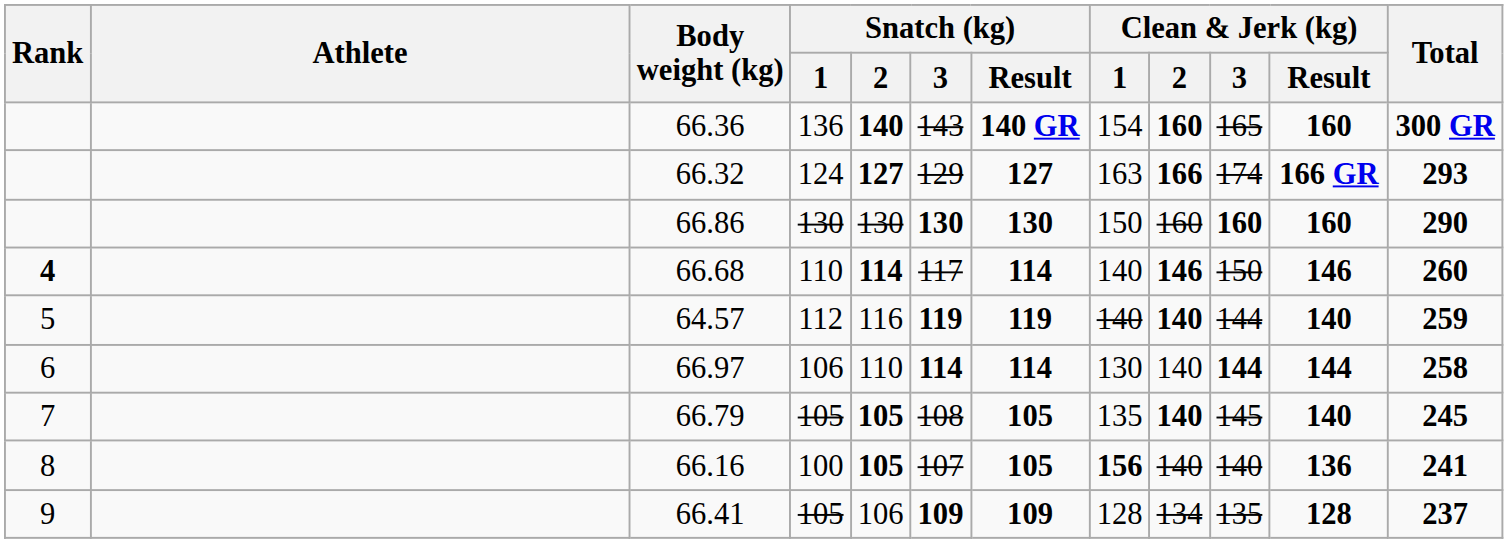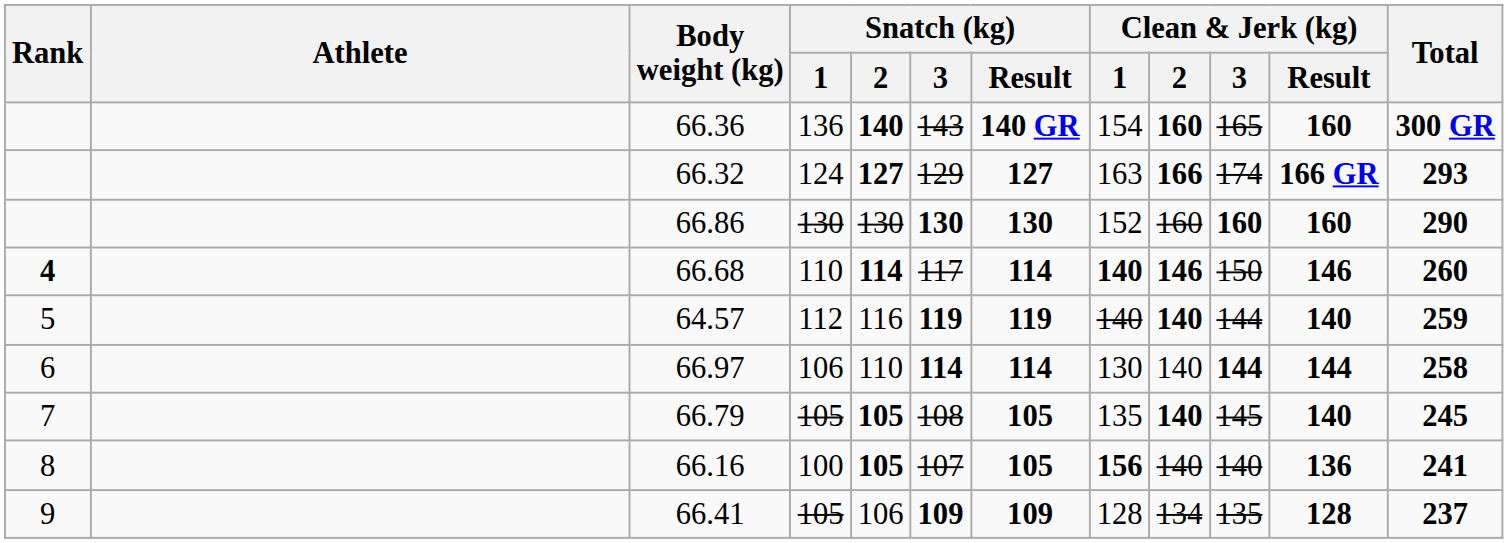(1120, 222) 150 -> (1120, 222) 152
(1120, 271) normal -> (1120, 271) bold
